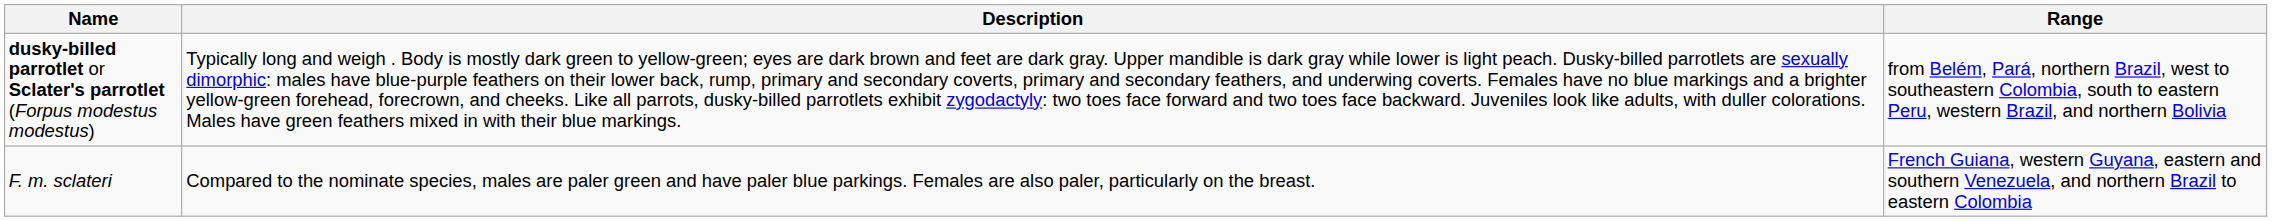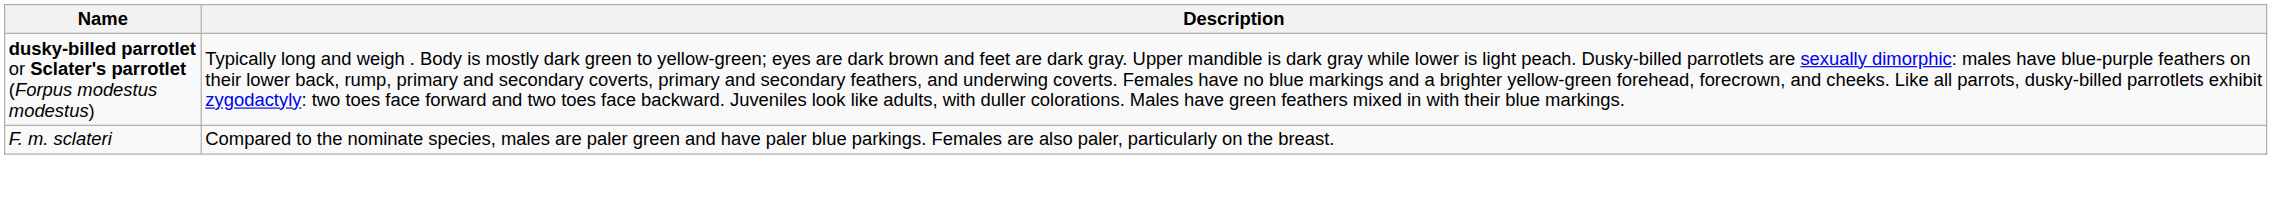- column: (2075, 19)
